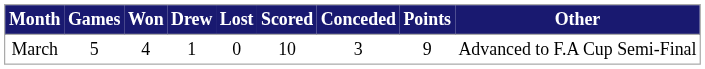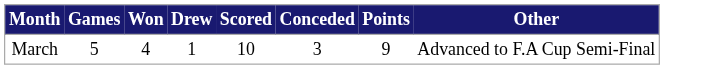- column: (237, 19)
